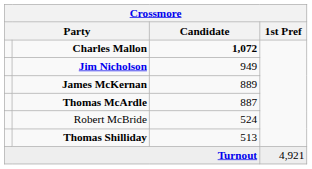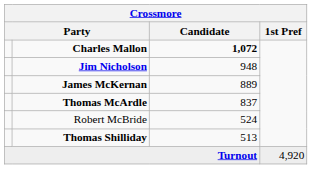(249, 66) 949 -> (249, 66) 948
(249, 102) 887 -> (249, 102) 837
(292, 155) 4,921 -> (292, 155) 4,920
